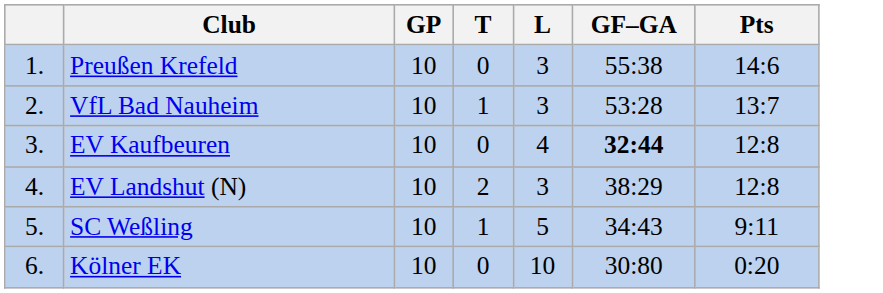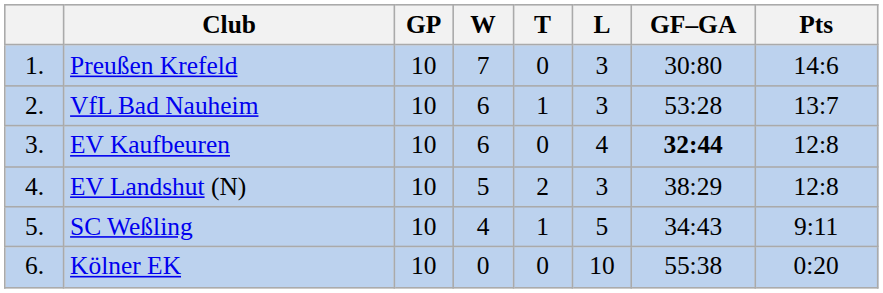+ column: (483, 24)
(634, 65) 55:38 -> (693, 65) 30:80
(634, 266) 30:80 -> (693, 266) 55:38
